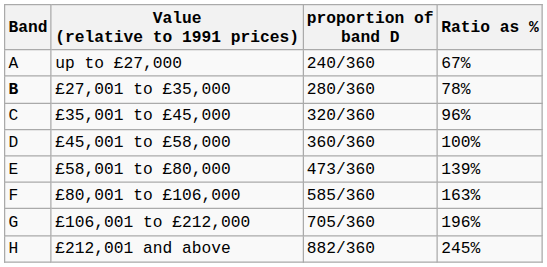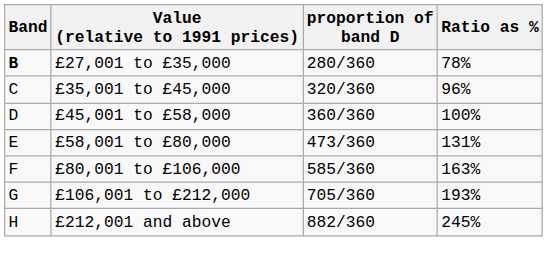- row: (119, 63)
(461, 169) 139% -> (461, 143) 131%
(461, 222) 196% -> (461, 196) 193%
